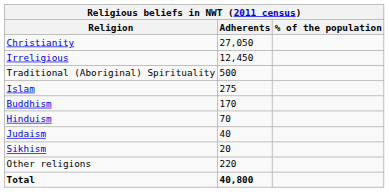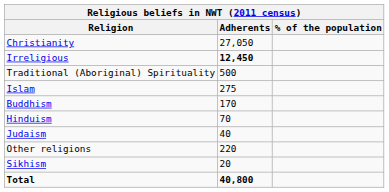(236, 58) normal -> (236, 58) bold
rows swapped: (26, 149) <-> (49, 165)
